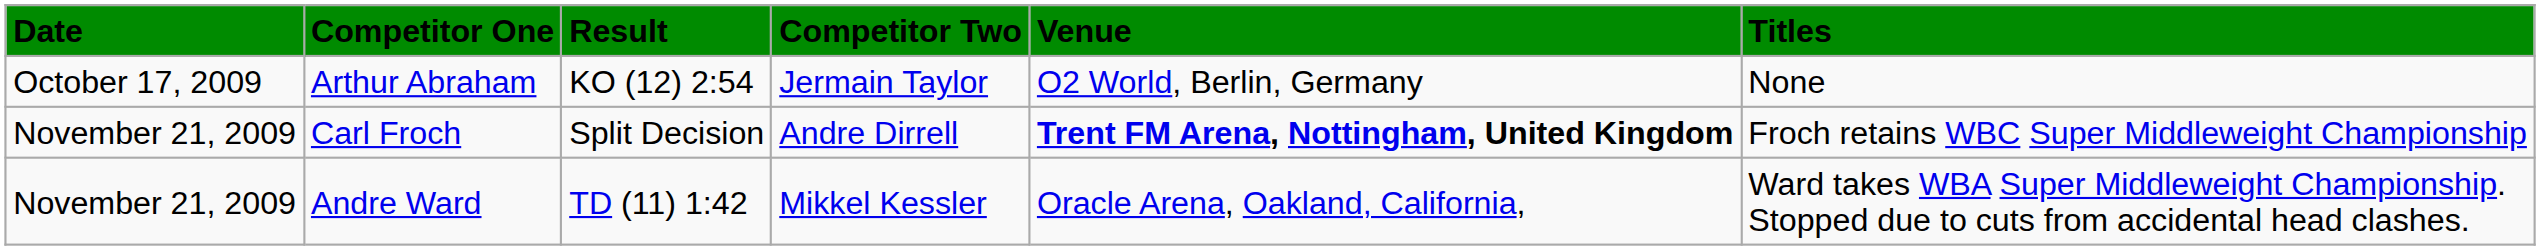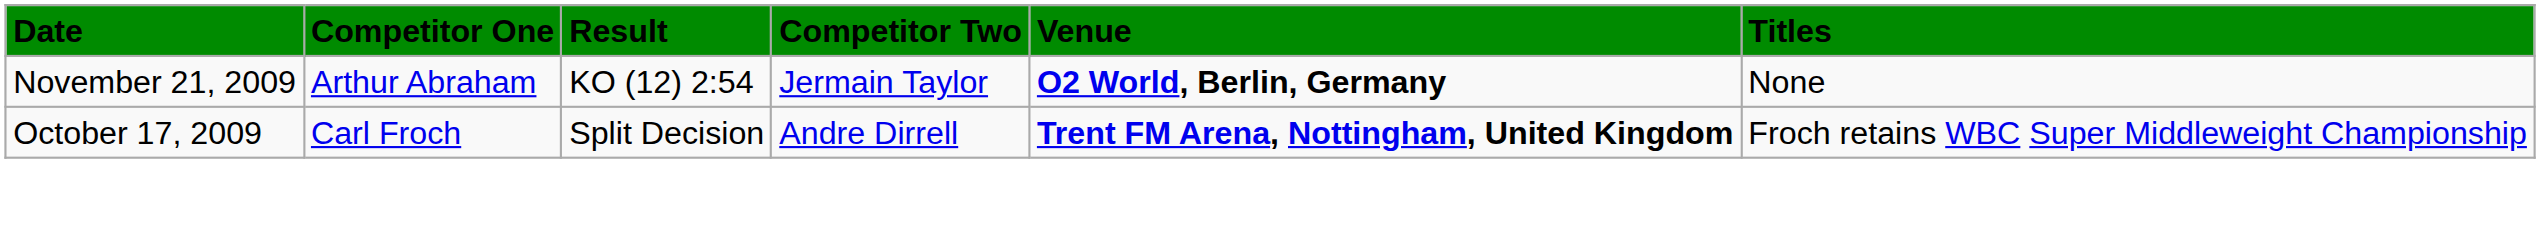(138, 82) October 17, 2009 -> (155, 82) November 21, 2009
(1230, 82) normal -> (1241, 82) bold
(155, 133) November 21, 2009 -> (138, 133) October 17, 2009
- row: (396, 202)
